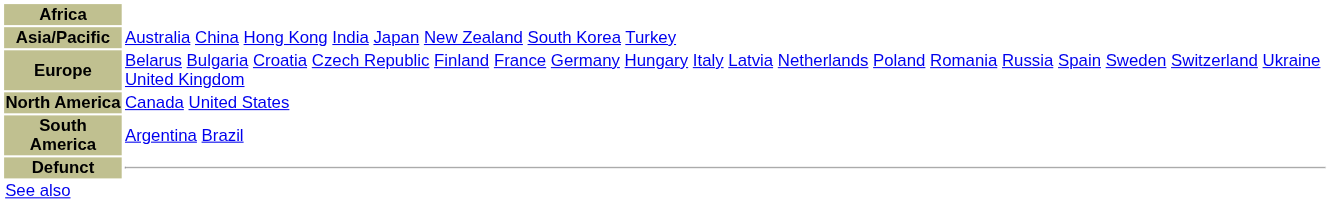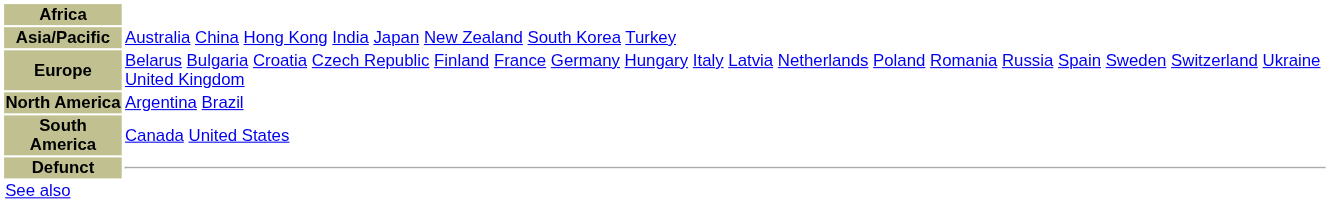(207, 102) Canada United States -> (184, 102) Argentina Brazil
(184, 135) Argentina Brazil -> (207, 135) Canada United States
